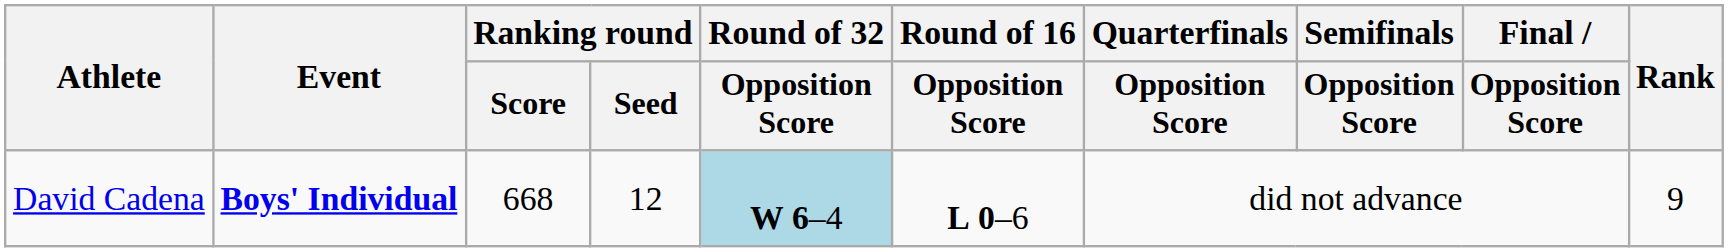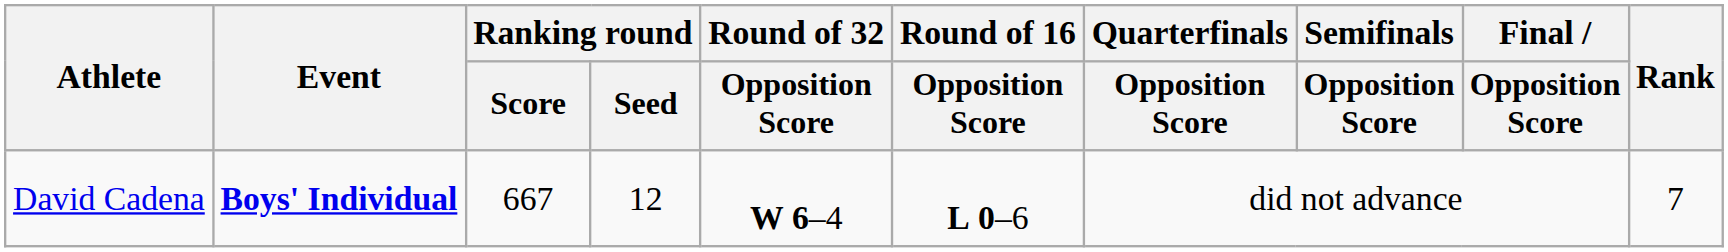(528, 198) 668 -> (528, 198) 667
(796, 218) lightblue background -> (796, 218) no background
(1675, 198) 9 -> (1675, 198) 7
